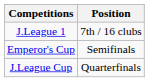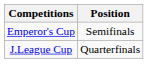- row: (41, 31)
